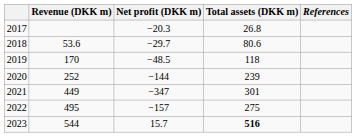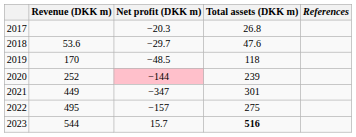(252, 44) 80.6 -> (252, 44) 47.6
(159, 76) no background -> (159, 76) pink background
